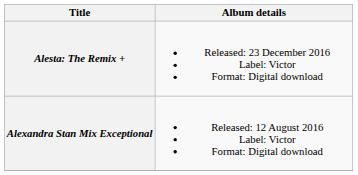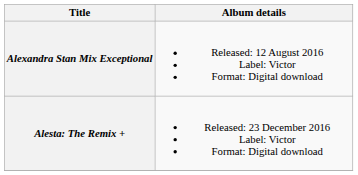rows swapped: (80, 133) <-> (80, 58)
